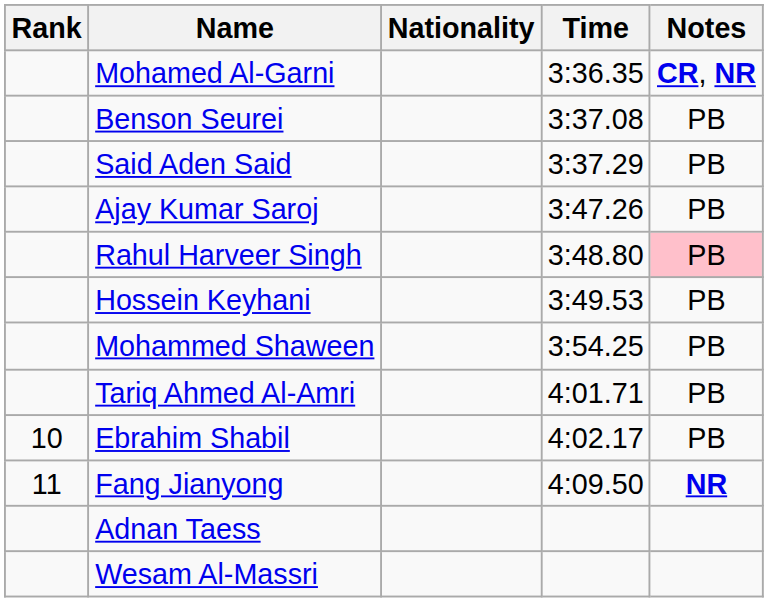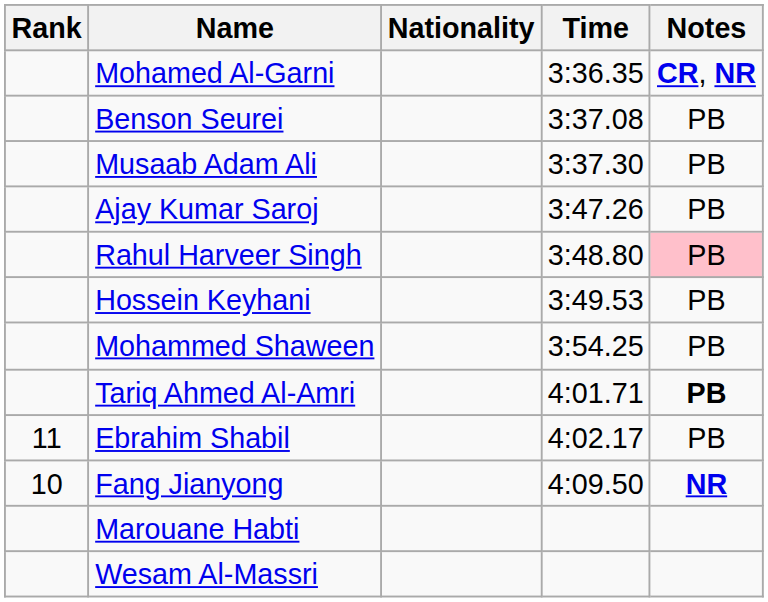- row: (193, 164)
+ row: (206, 164)
(706, 392) normal -> (706, 392) bold
(47, 437) 10 -> (47, 437) 11
(47, 483) 11 -> (47, 483) 10
+ row: (197, 528)
- row: (178, 528)
